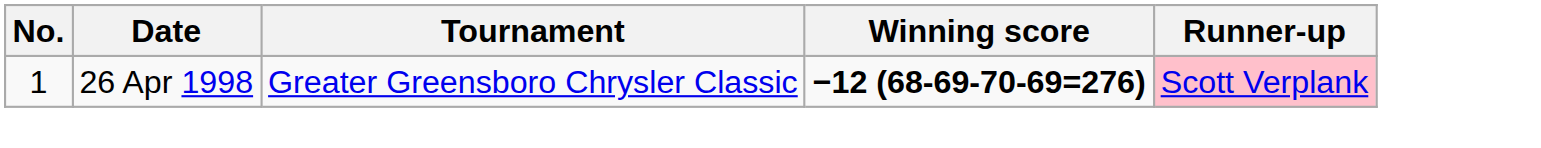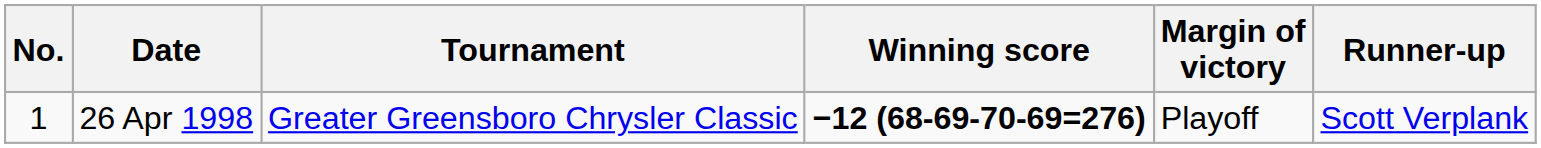+ column: (1233, 49)
(1264, 82) pink background -> (1424, 118) no background
